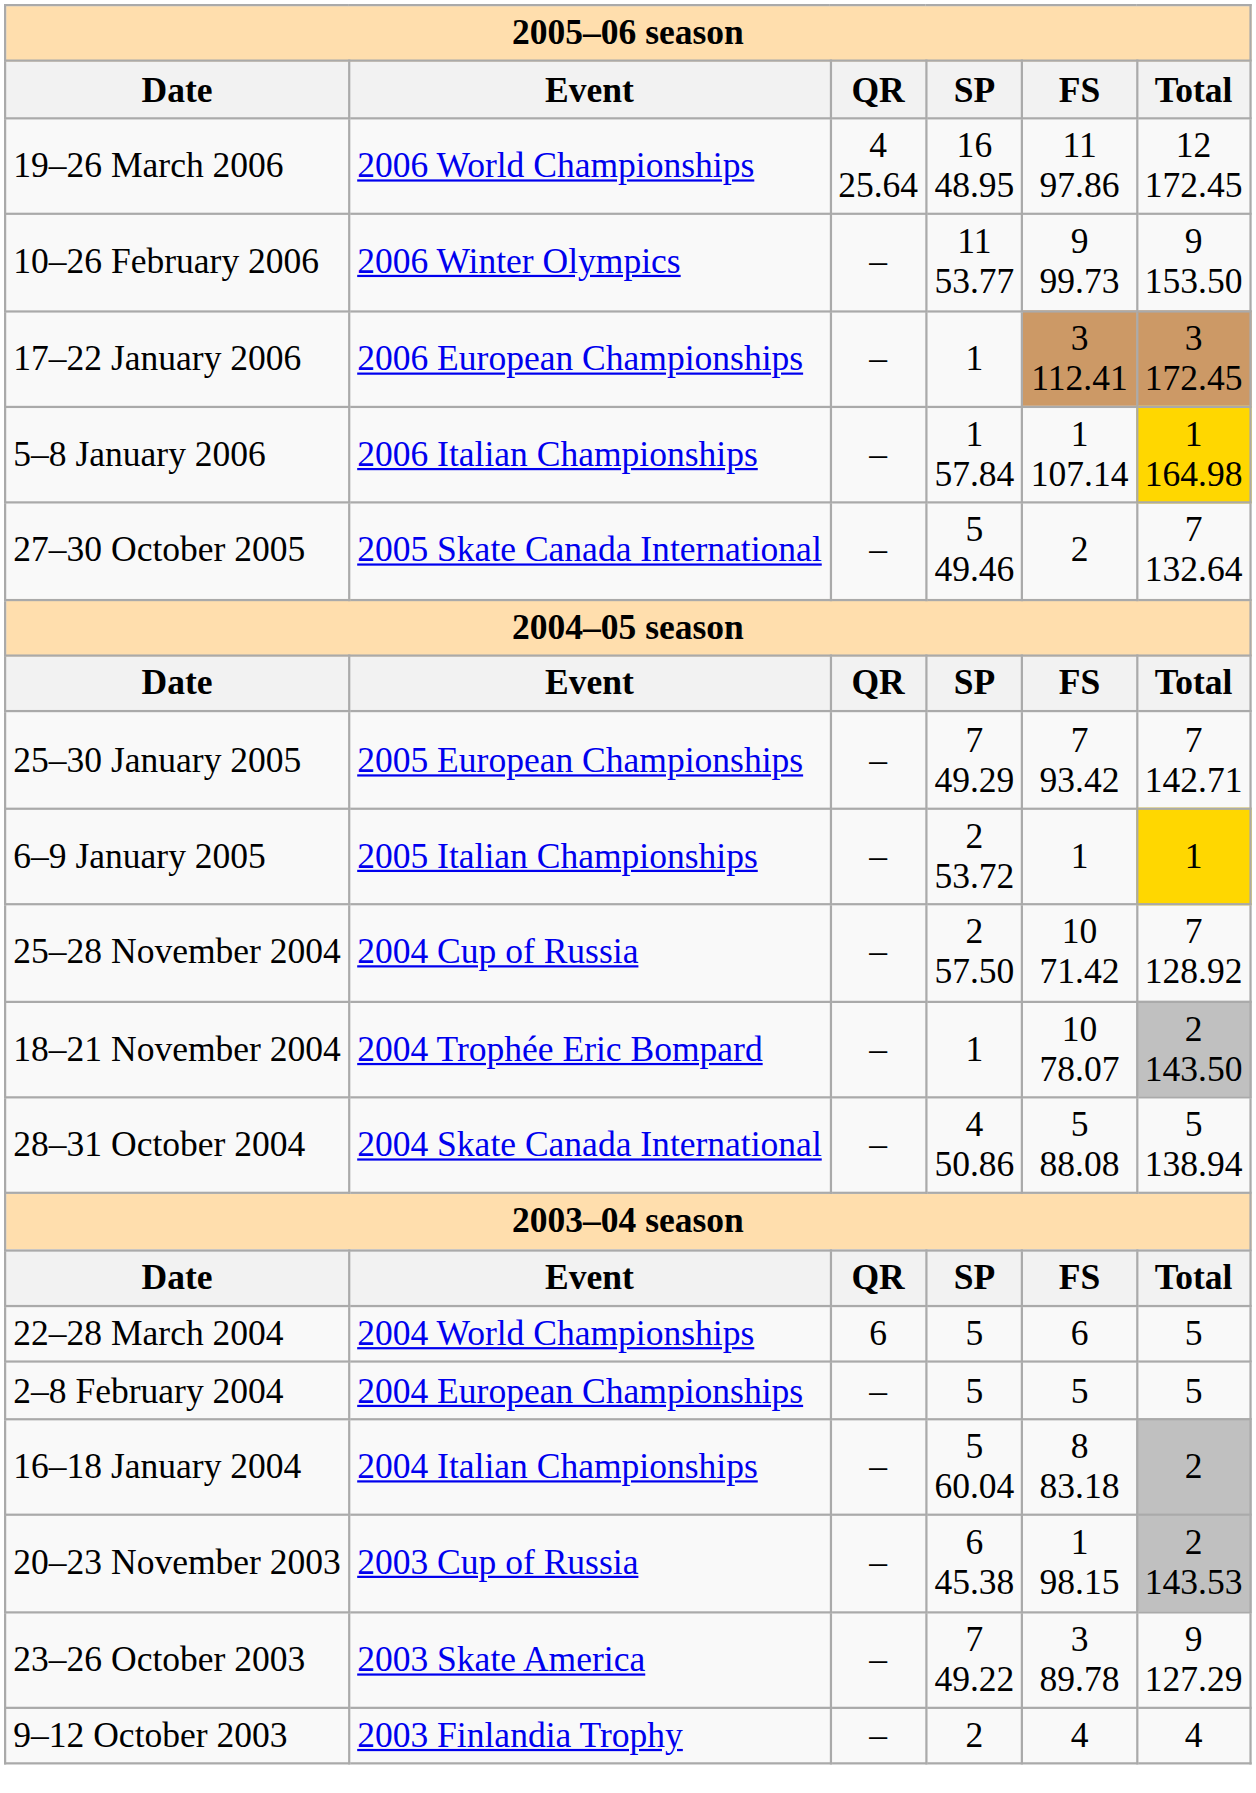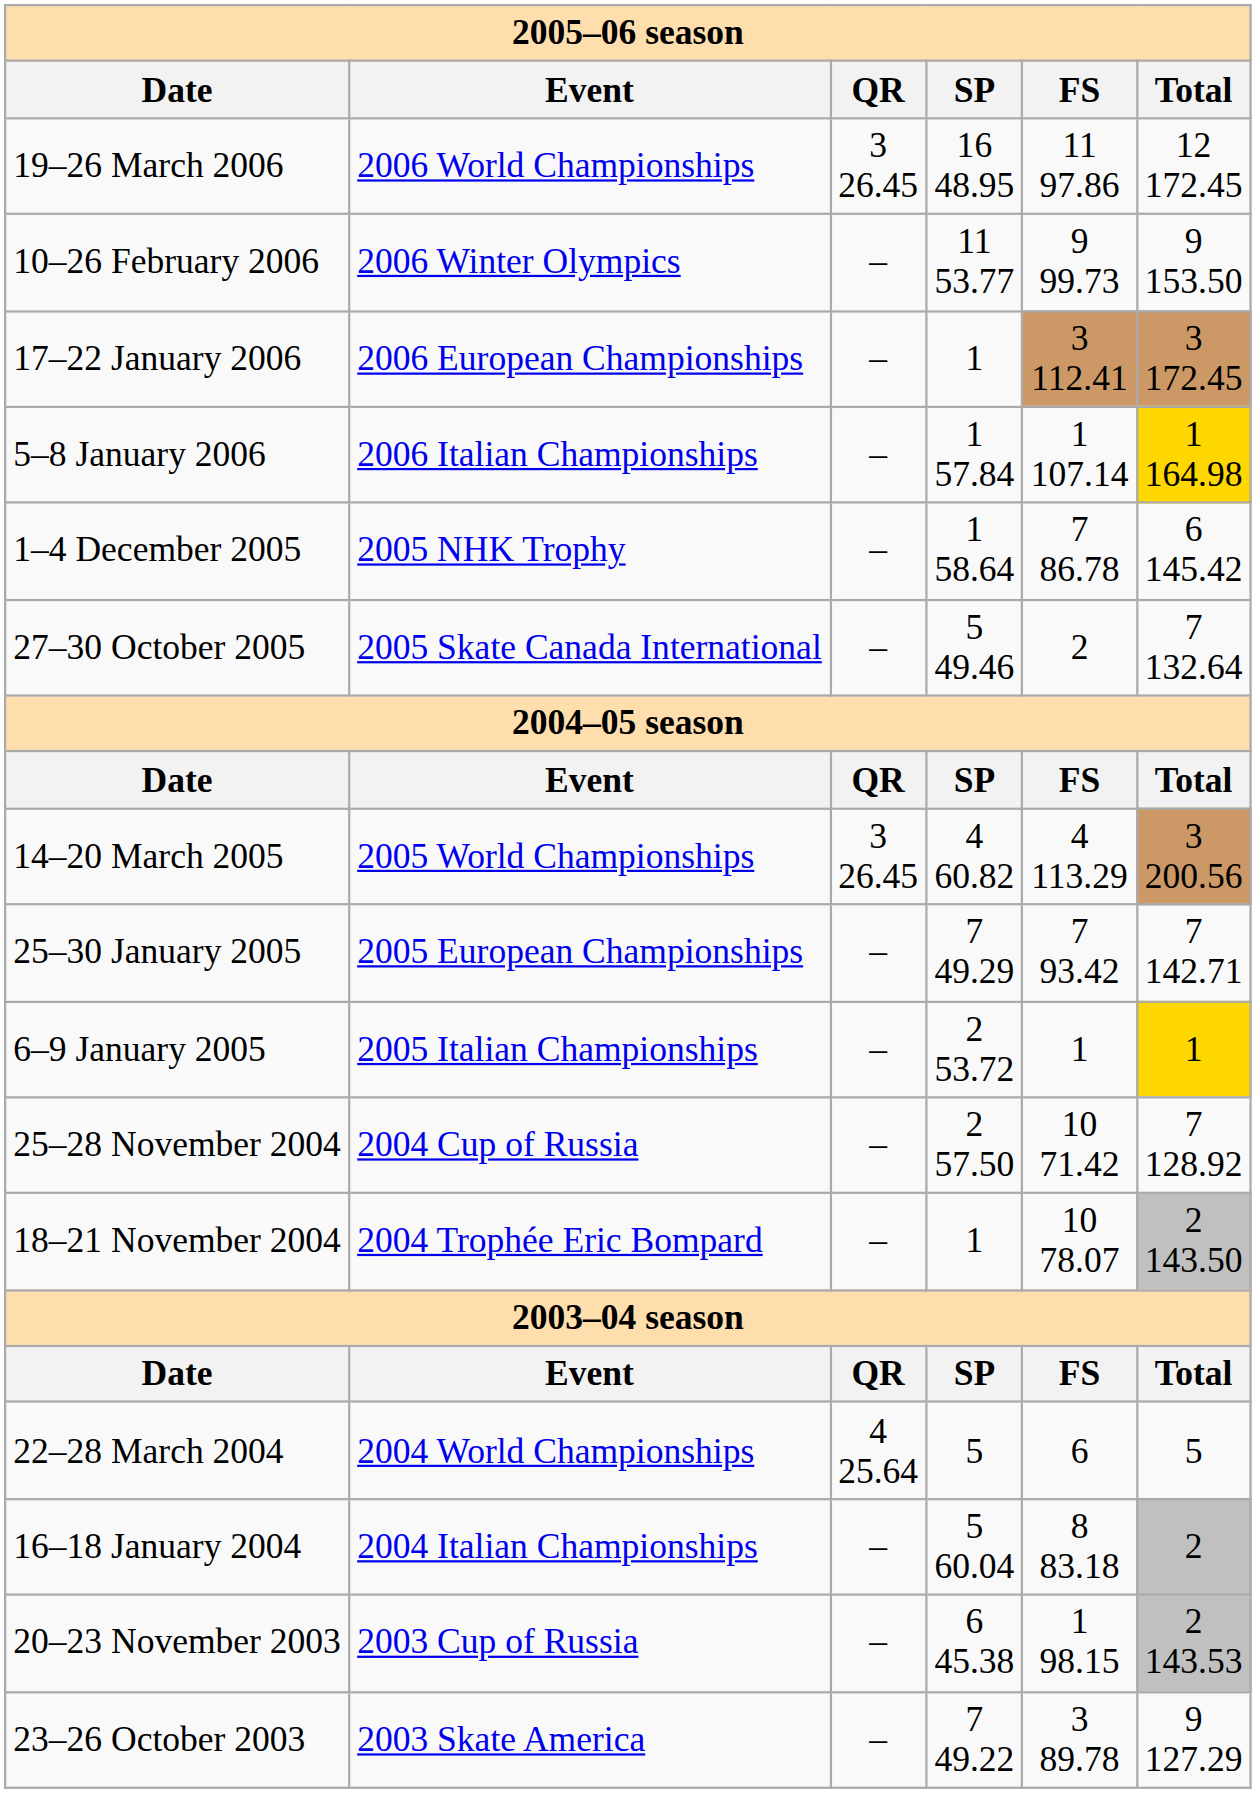(878, 165) 4 25.64 -> (878, 165) 3 26.45
+ row: (157, 550)
+ row: (148, 855)
- row: (159, 1144)
(878, 1333) 6 -> (878, 1449) 4 25.64
- row: (148, 1389)
- row: (150, 1735)
